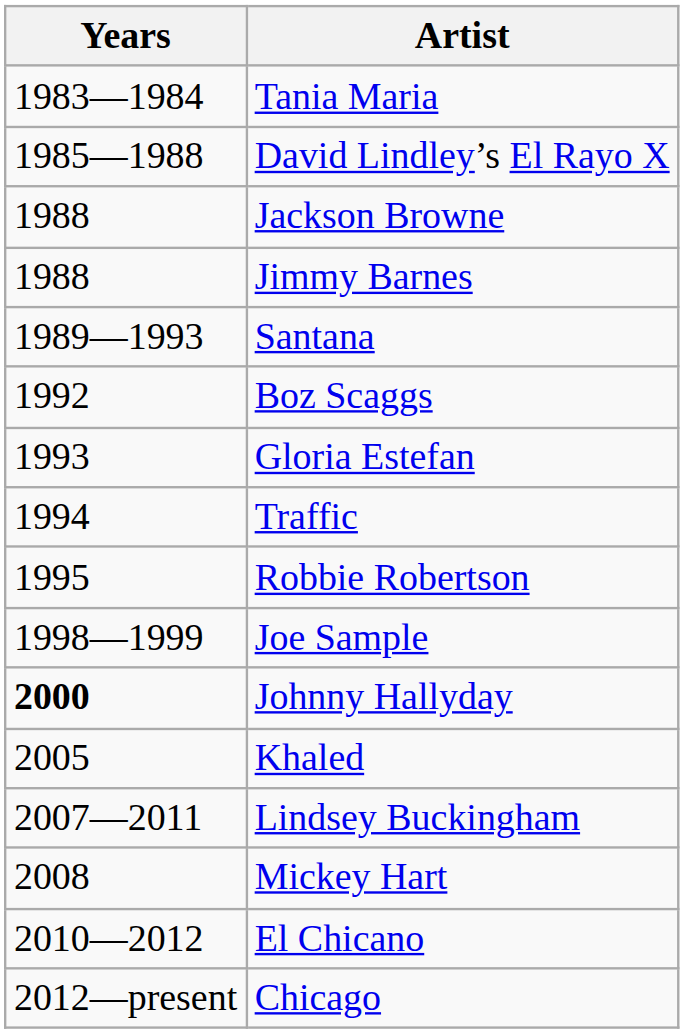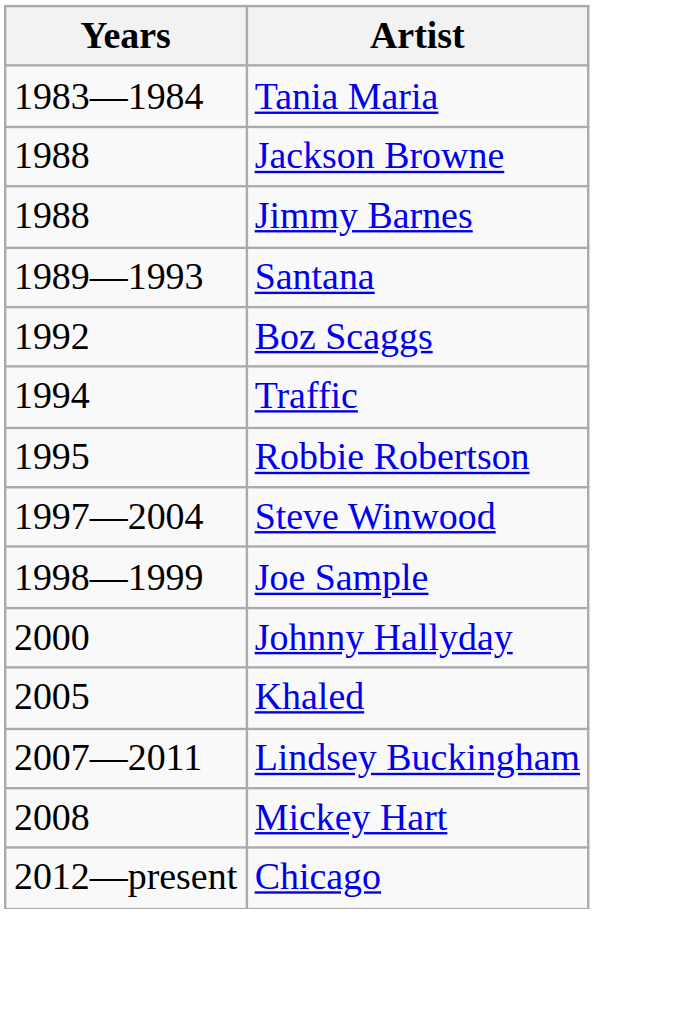- row: (462, 155)
- row: (365, 456)
+ row: (375, 516)
(52, 697) bold -> (52, 636) normal
- row: (339, 937)
